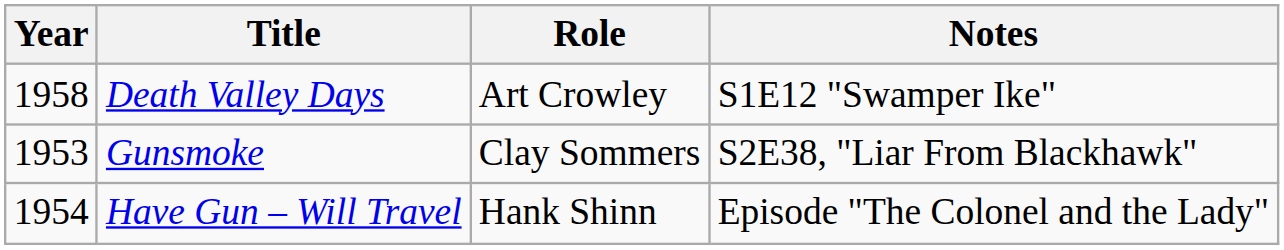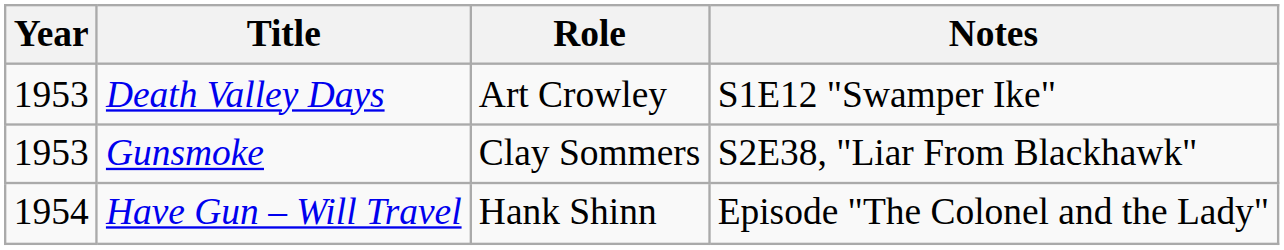(51, 93) 1958 -> (51, 93) 1953
